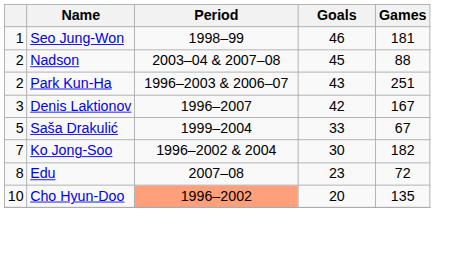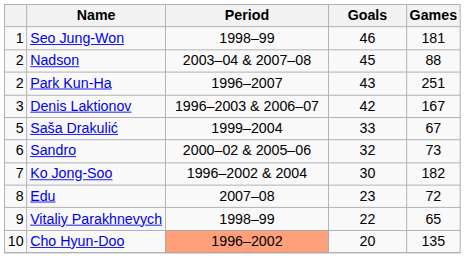(216, 83) 1996–2003 & 2006–07 -> (247, 83) 1996–2007
(216, 106) 1996–2007 -> (247, 106) 1996–2003 & 2006–07
+ row: (53, 151)
+ row: (96, 219)
